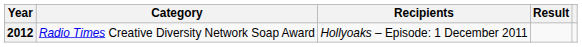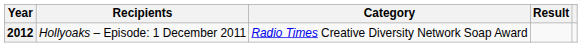columns swapped: (177, 13) <-> (424, 13)
